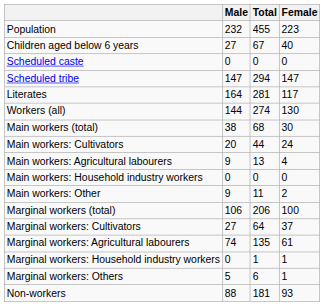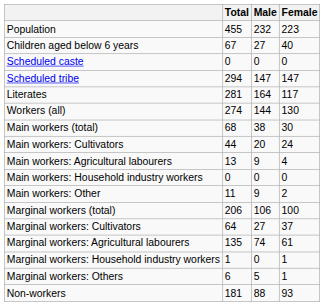columns swapped: (265, 12) <-> (236, 12)
